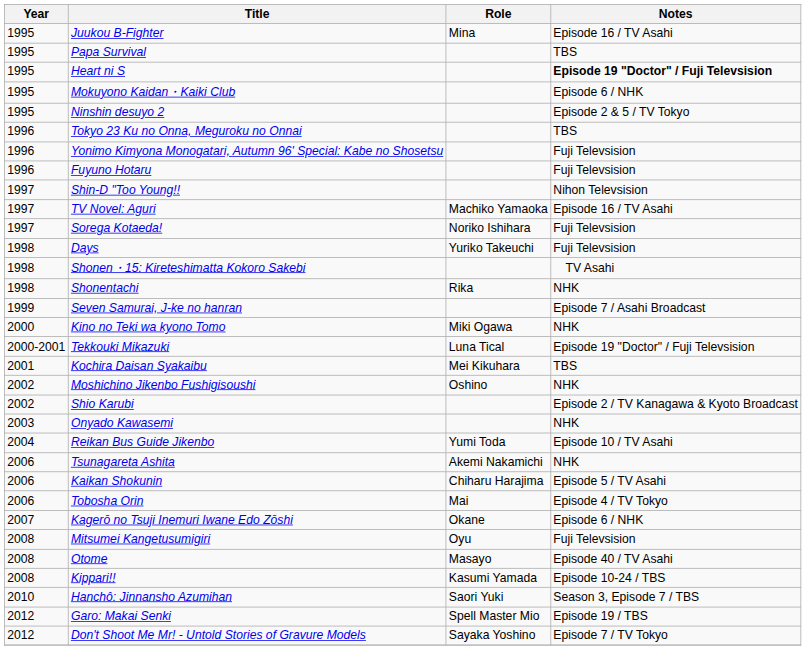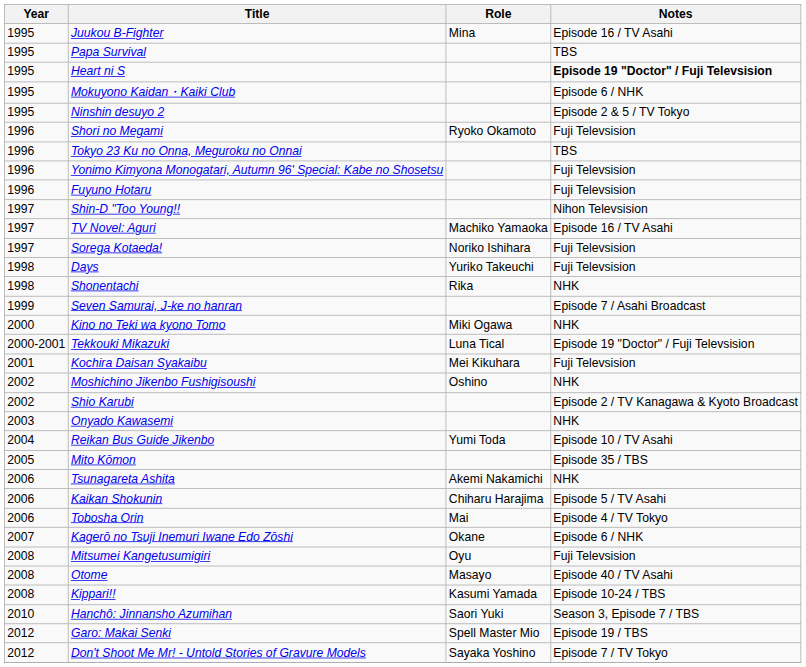+ row: (117, 132)
- row: (188, 267)
(565, 365) TBS -> (594, 363) Fuji Televsision
+ row: (103, 459)
